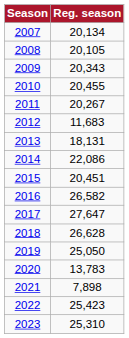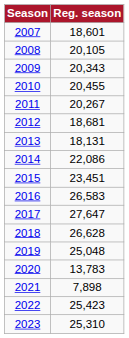(87, 31) 20,134 -> (87, 31) 18,601
(87, 123) 11,683 -> (87, 123) 18,681
(87, 178) 20,451 -> (87, 178) 23,451
(87, 196) 26,582 -> (87, 196) 26,583
(87, 251) 25,050 -> (87, 251) 25,048
